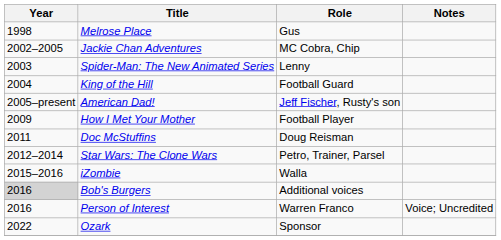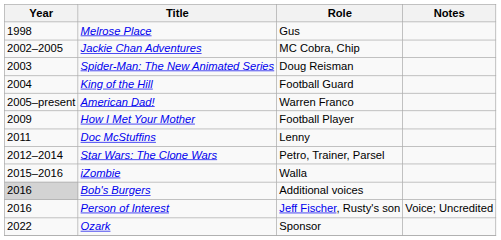(295, 66) Lenny -> (316, 66) Doug Reisman
(340, 102) Jeff Fischer, Rusty's son -> (317, 102) Warren Franco
(316, 137) Doug Reisman -> (295, 137) Lenny
(317, 208) Warren Franco -> (340, 208) Jeff Fischer, Rusty's son
